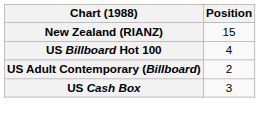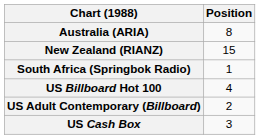+ row: (104, 32)
+ row: (104, 69)
